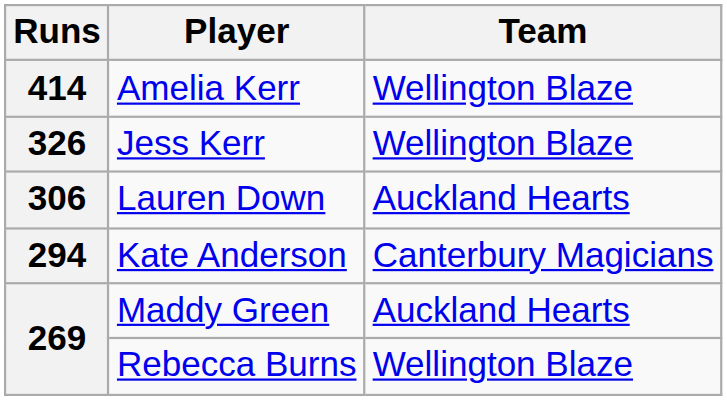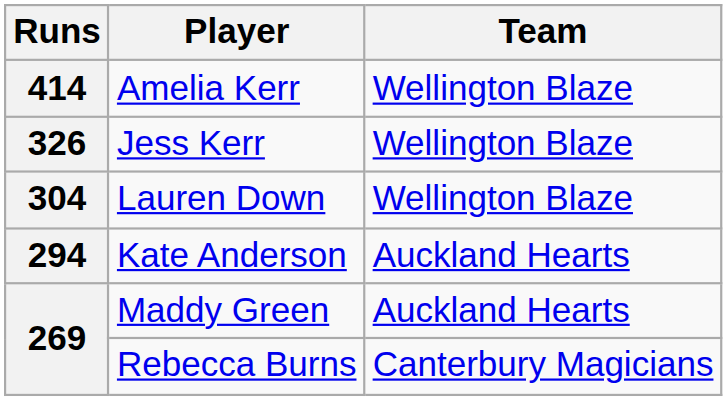(57, 198) 306 -> (57, 198) 304
(501, 198) Auckland Hearts -> (503, 198) Wellington Blaze
(543, 254) Canterbury Magicians -> (501, 254) Auckland Hearts
(503, 365) Wellington Blaze -> (543, 365) Canterbury Magicians
